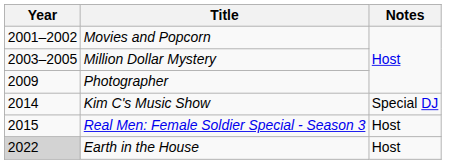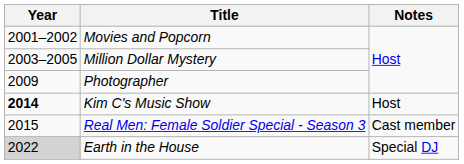(23, 103) normal -> (23, 103) bold
(405, 103) Special DJ -> (386, 103) Host
(386, 125) Host -> (414, 125) Cast member
(386, 147) Host -> (405, 147) Special DJ
